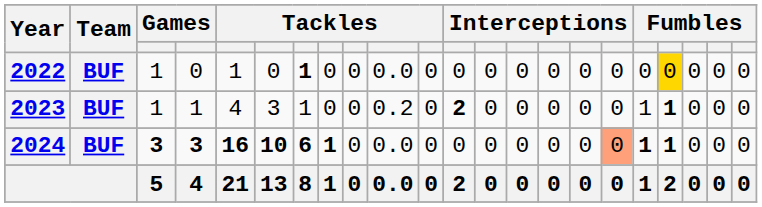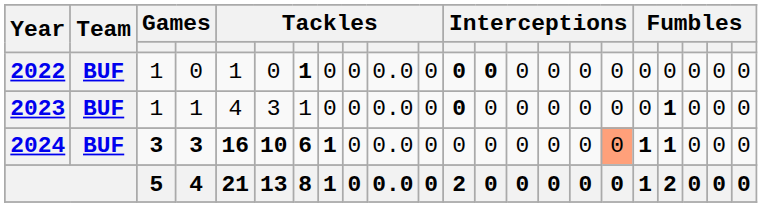(459, 72) normal -> (459, 72) bold
(491, 72) normal -> (491, 72) bold
(670, 72) gold background -> (670, 72) no background
(393, 109) 0.2 -> (393, 109) 0.0
(459, 109) 2 -> (459, 109) 0
(645, 109) 1 -> (645, 109) 0
